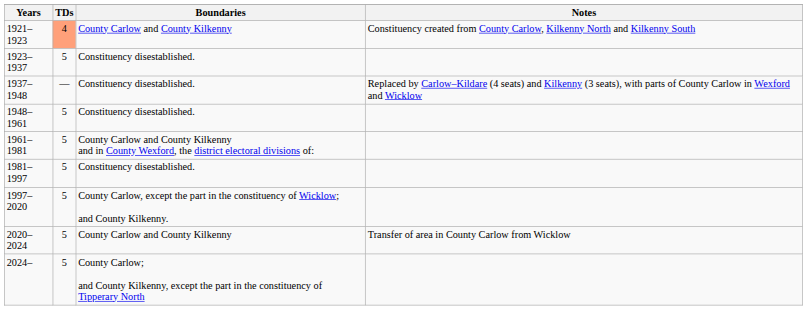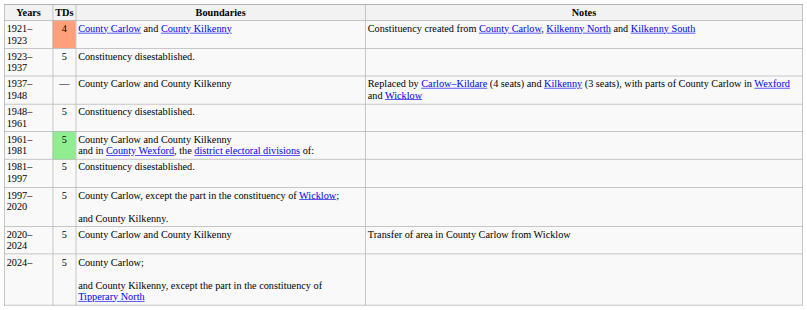(136, 84) Constituency disestablished. -> (155, 84) County Carlow and County Kilkenny
(64, 139) no background -> (64, 139) lightgreen background
